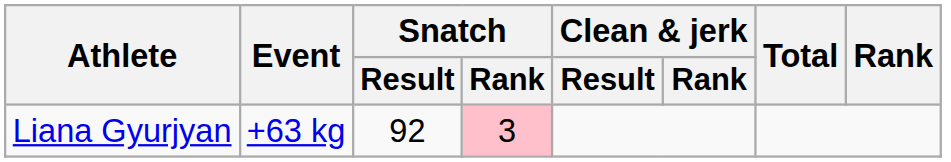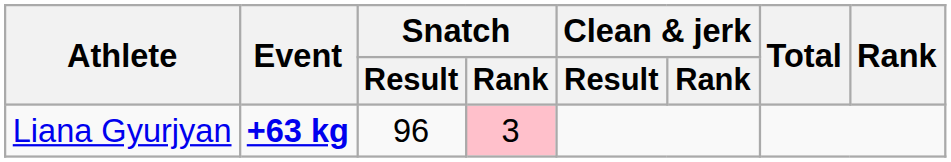(296, 131) normal -> (298, 131) bold
(407, 131) 92 -> (411, 131) 96
